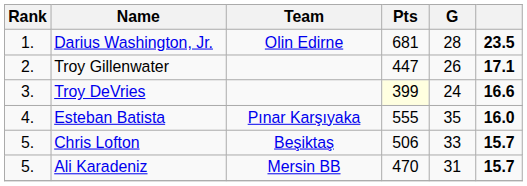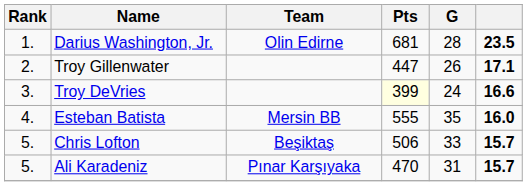(304, 117) Pınar Karşıyaka -> (304, 117) Mersin BB
(304, 167) Mersin BB -> (304, 167) Pınar Karşıyaka
